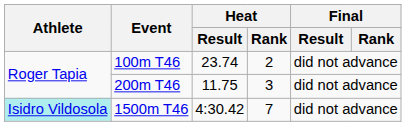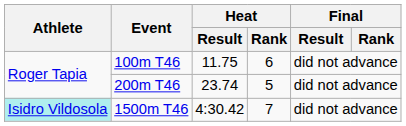(220, 62) 23.74 -> (220, 62) 11.75
(269, 62) 2 -> (269, 62) 6
(220, 86) 11.75 -> (220, 86) 23.74
(269, 86) 3 -> (269, 86) 5
